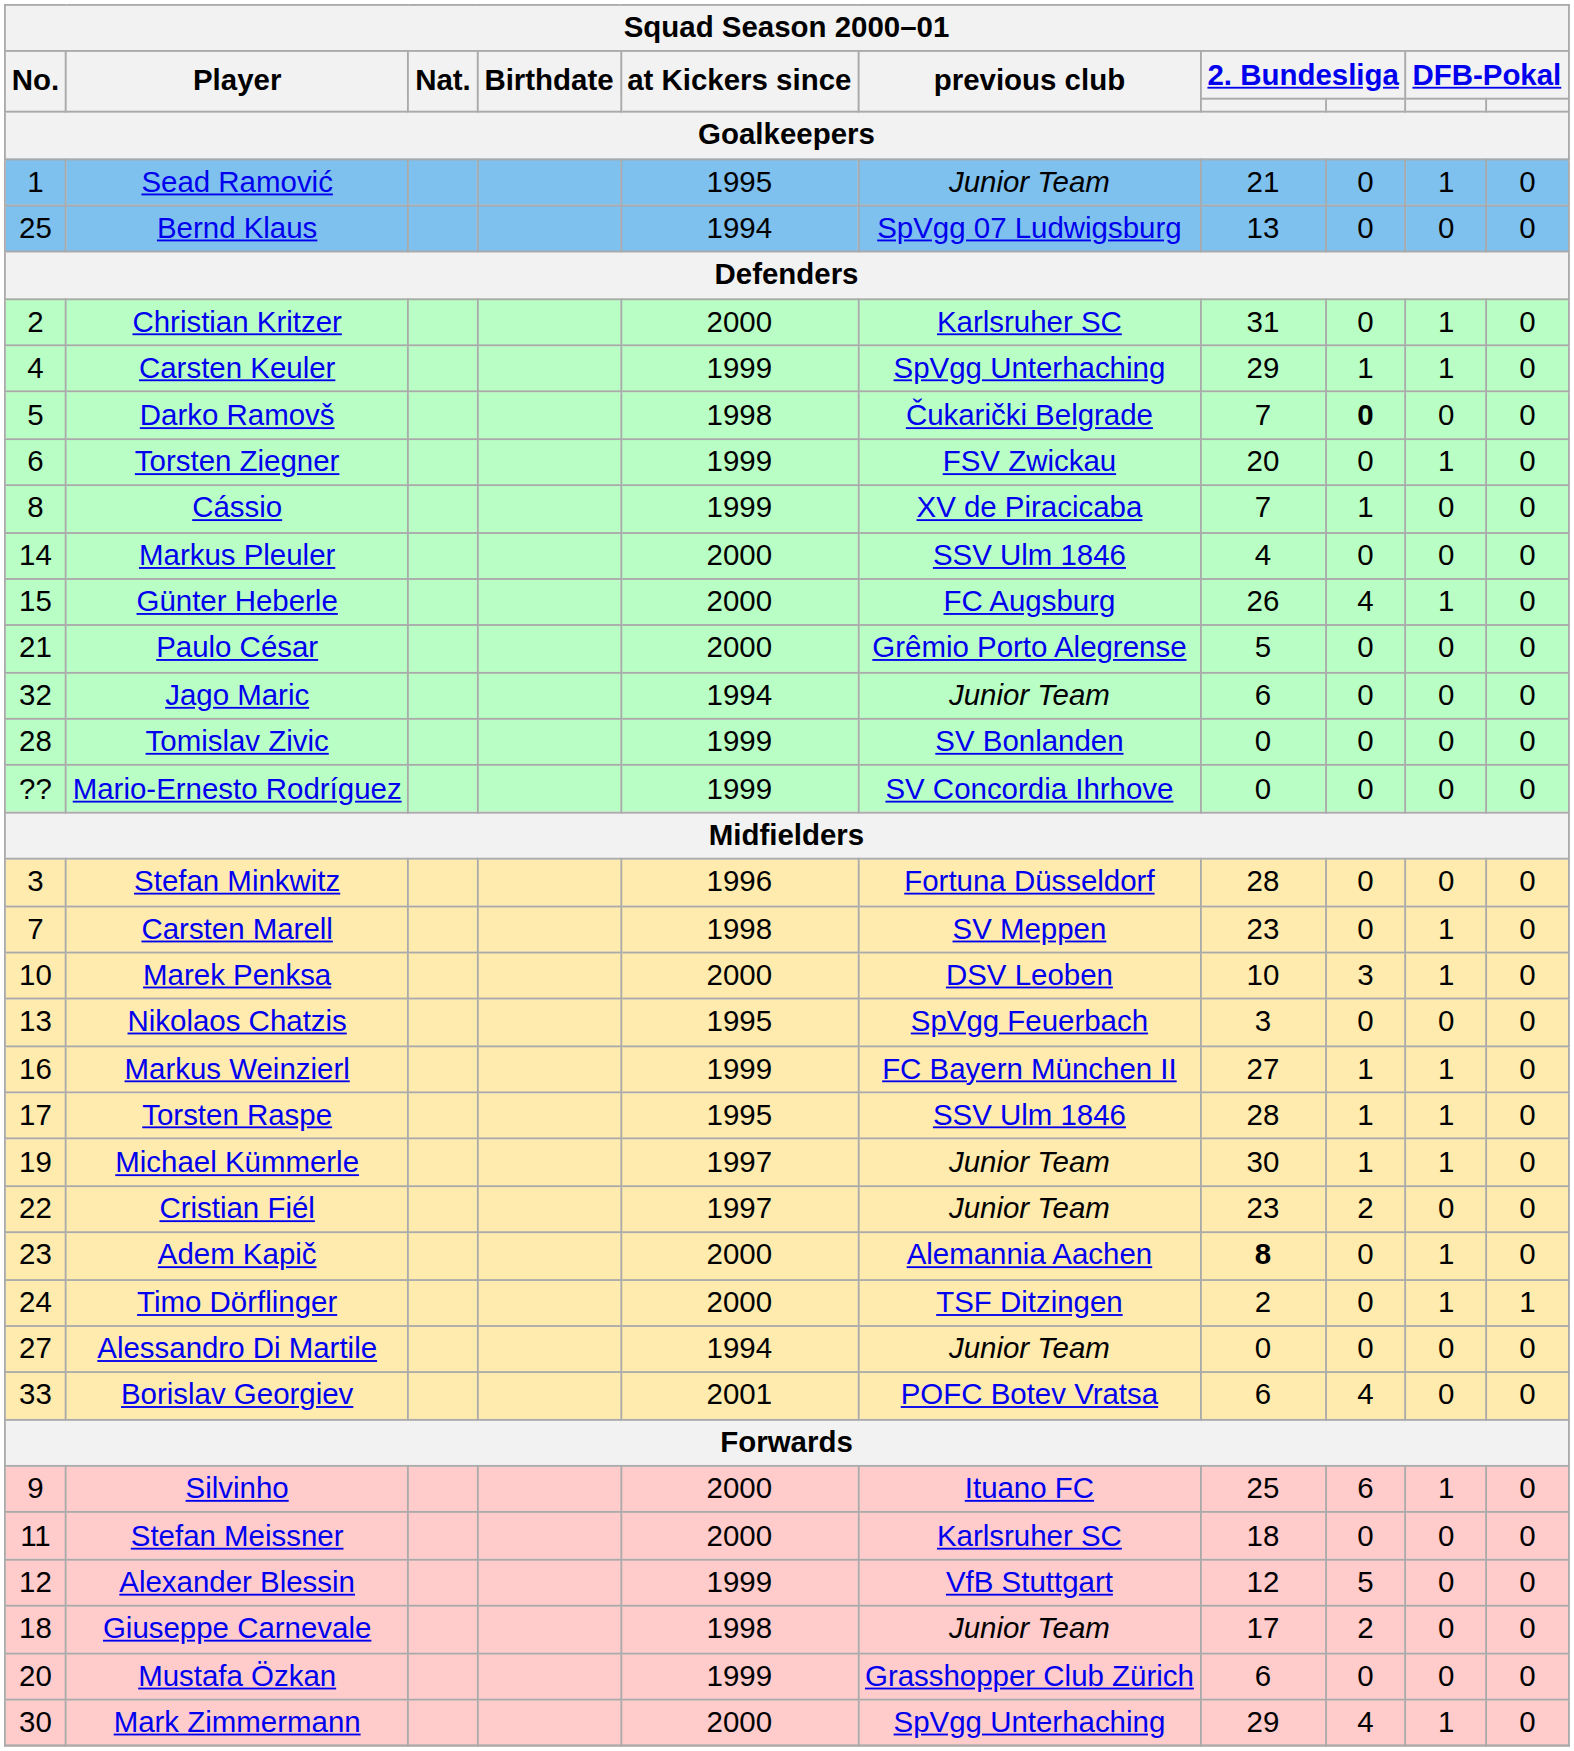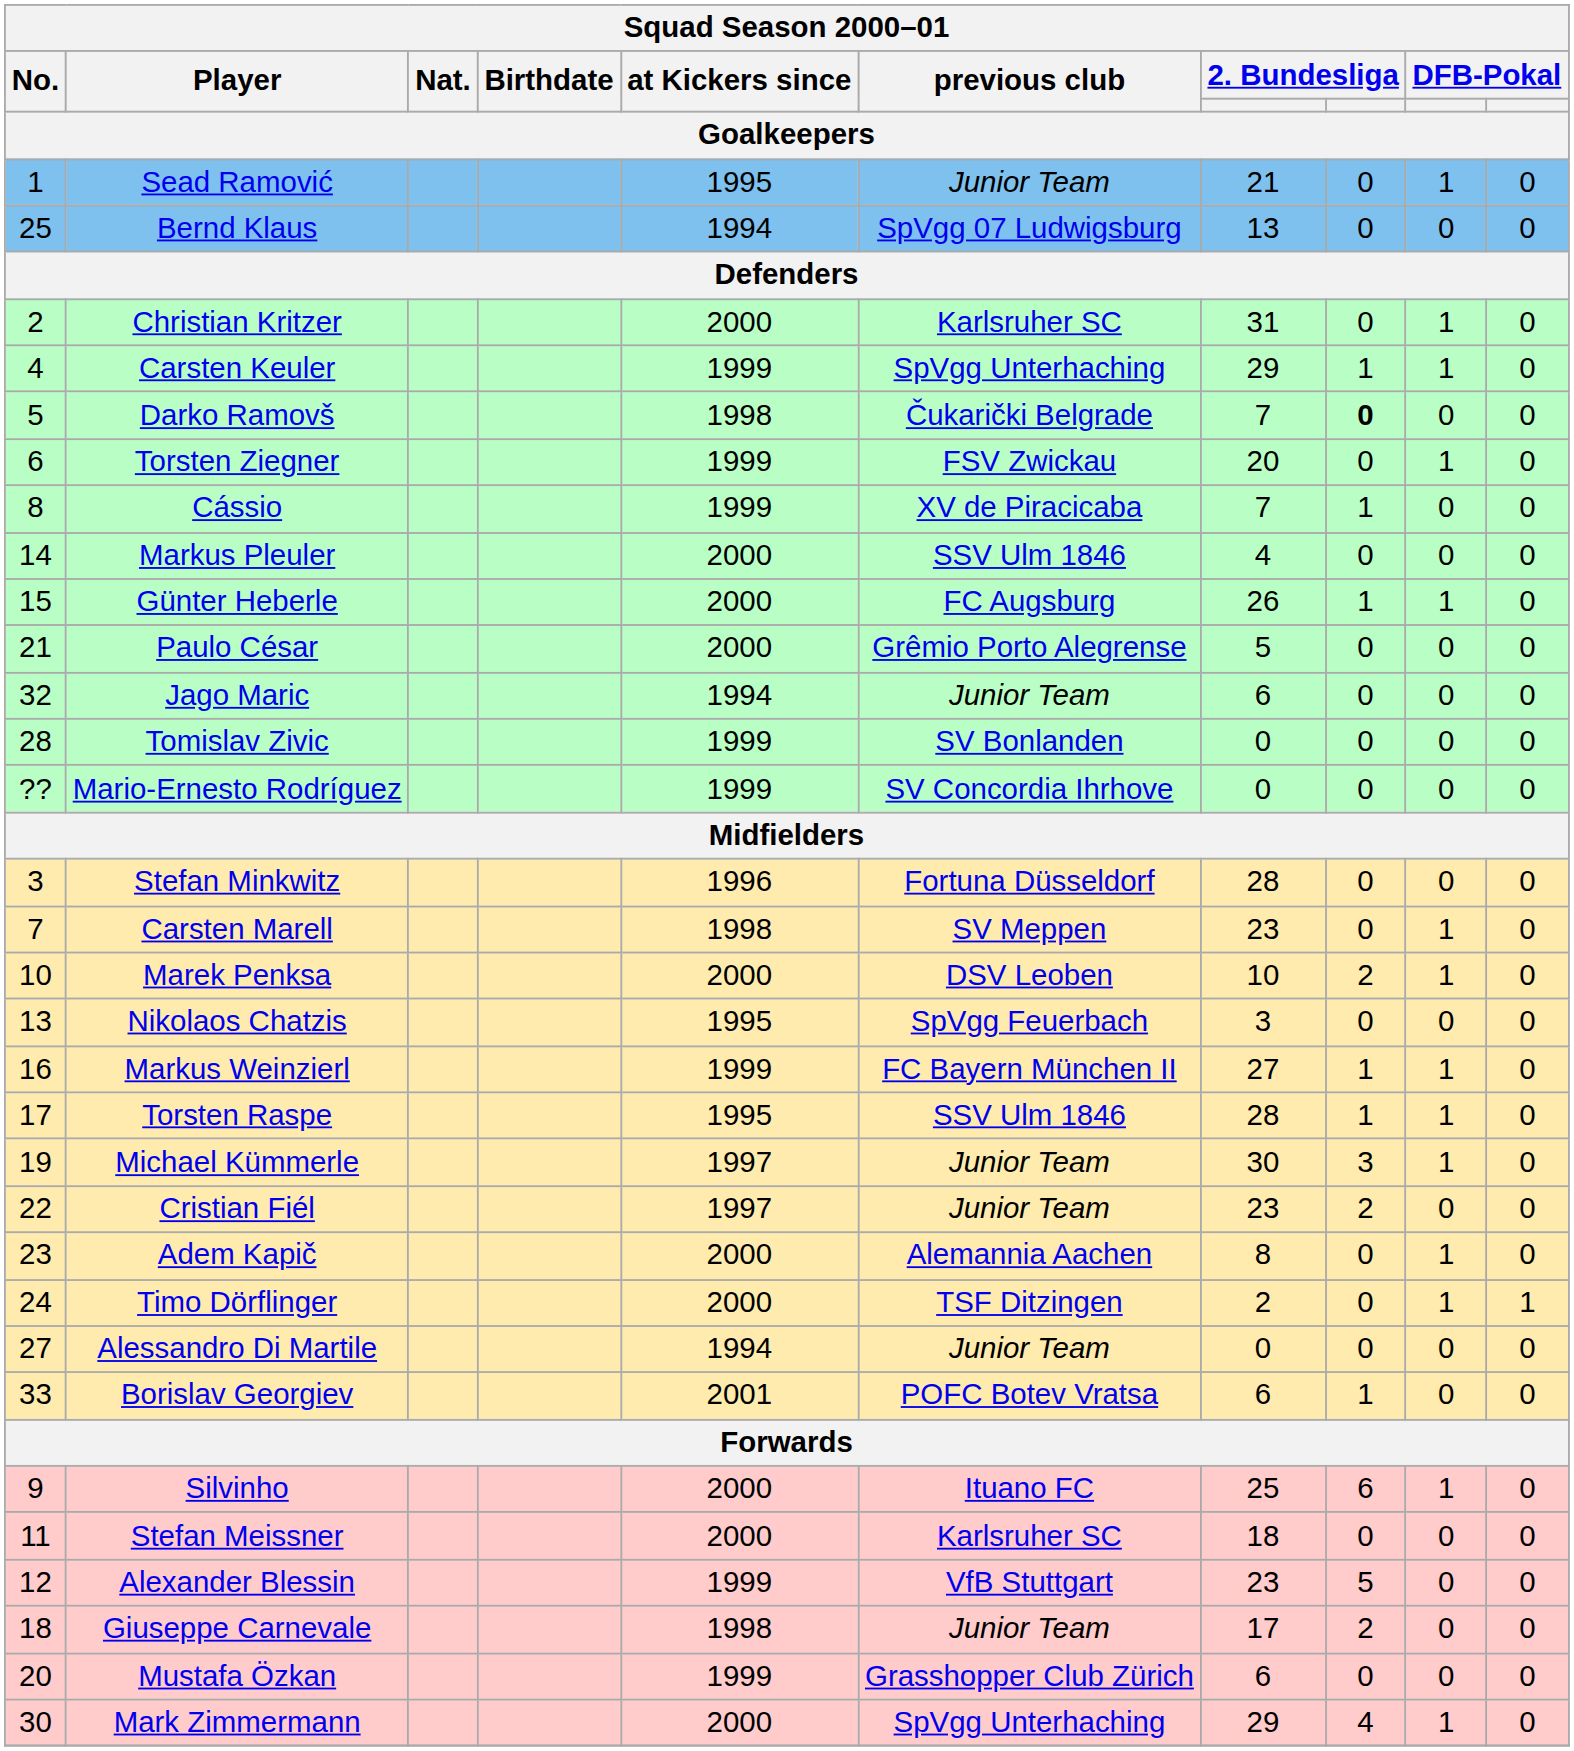(1365, 601) 4 -> (1365, 601) 1
(1365, 975) 3 -> (1365, 975) 2
(1365, 1161) 1 -> (1365, 1161) 3
(1263, 1255) bold -> (1263, 1255) normal
(1365, 1395) 4 -> (1365, 1395) 1
(1263, 1582) 12 -> (1263, 1582) 23
